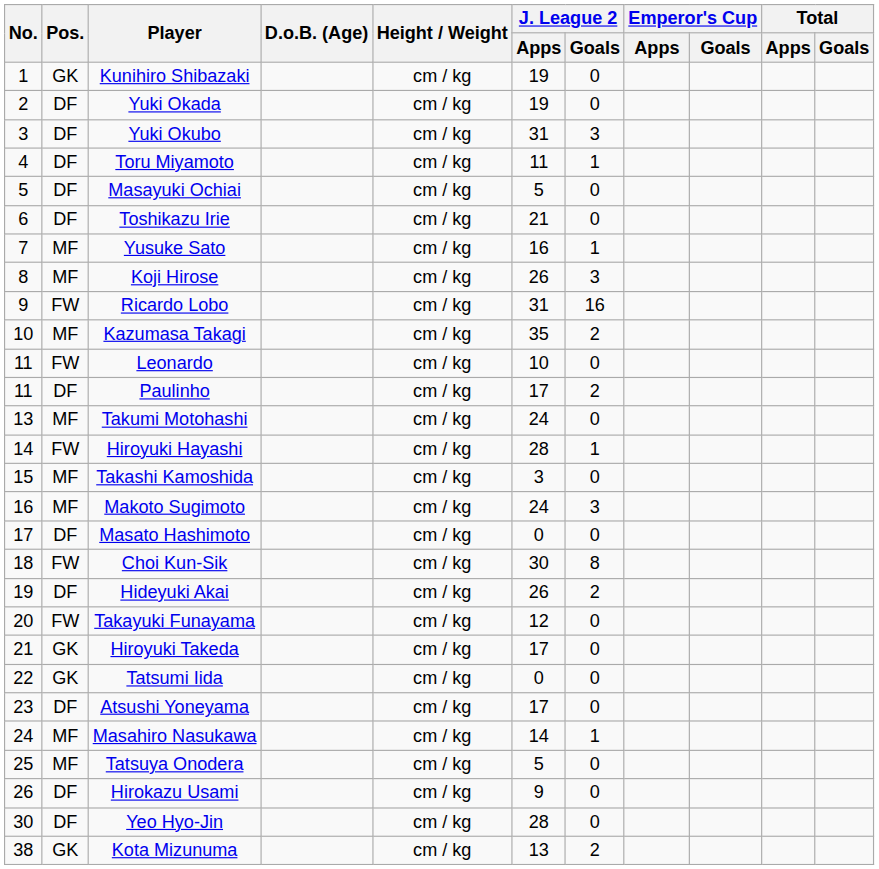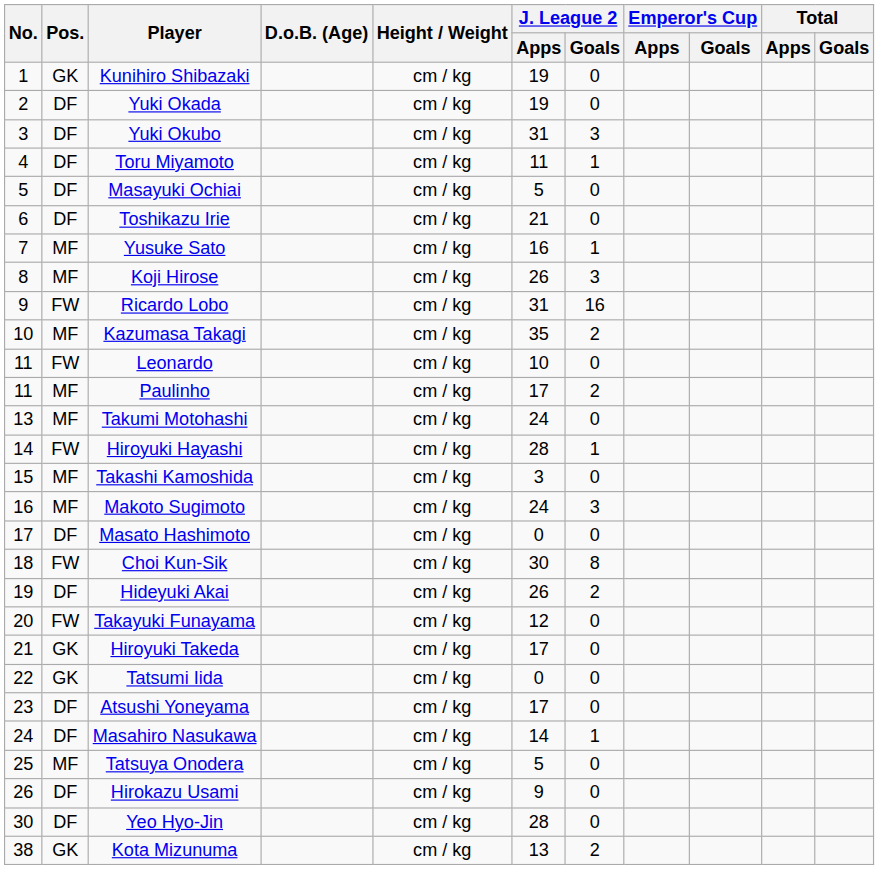(65, 391) DF -> (65, 391) MF
(65, 735) MF -> (65, 735) DF
